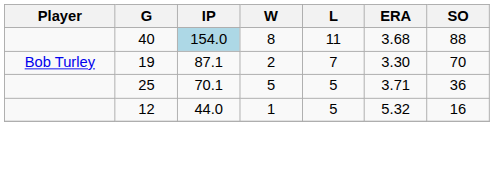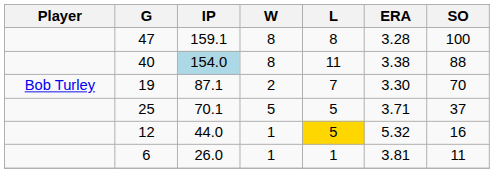+ row: (146, 39)
(396, 39) 3.68 -> (396, 62) 3.38
(458, 86) 36 -> (458, 109) 37
(333, 109) no background -> (333, 132) gold background
+ row: (146, 156)
